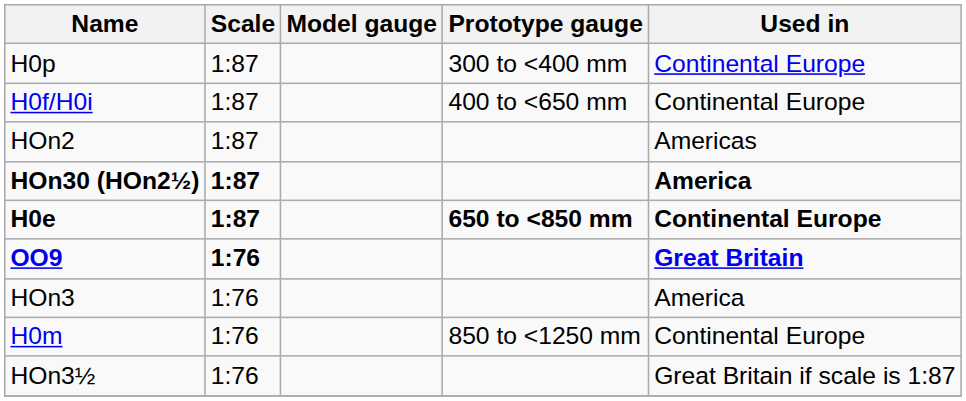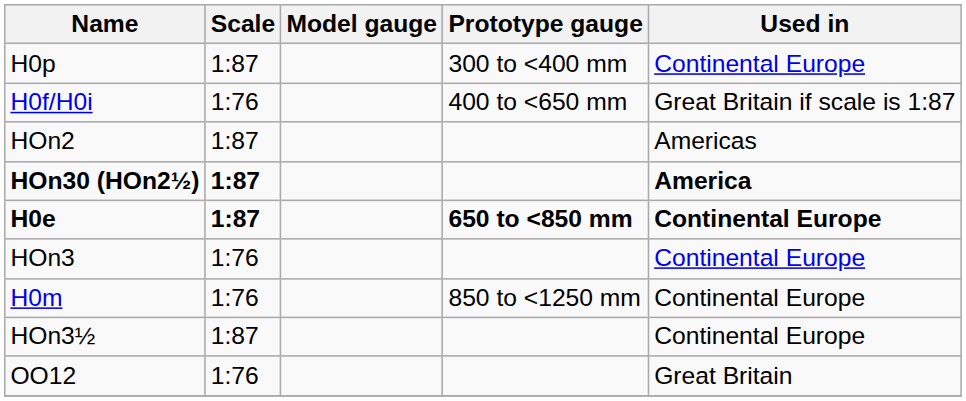(235, 102) 1:87 -> (235, 102) 1:76
(760, 102) Continental Europe -> (805, 102) Great Britain if scale is 1:87
- row: (36, 258)
(699, 297) America -> (760, 258) Continental Europe
(235, 375) 1:76 -> (235, 336) 1:87
(805, 375) Great Britain if scale is 1:87 -> (760, 336) Continental Europe
+ row: (43, 375)
